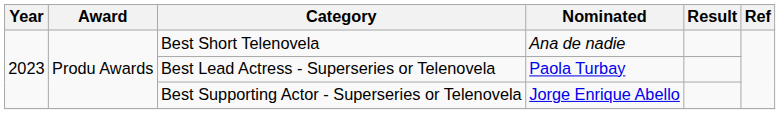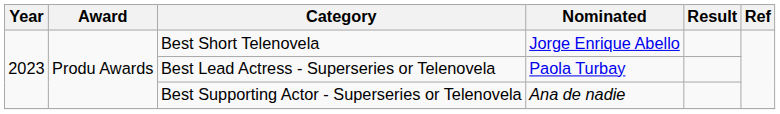(577, 43) Ana de nadie -> (605, 43) Jorge Enrique Abello
(605, 95) Jorge Enrique Abello -> (577, 95) Ana de nadie
